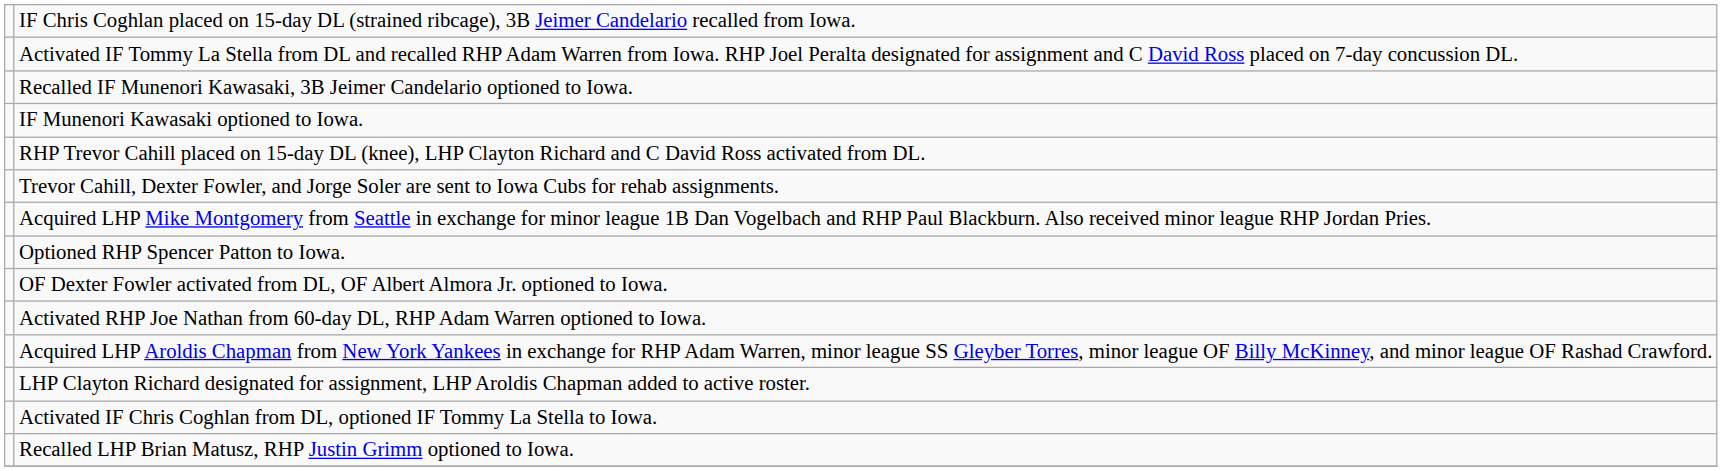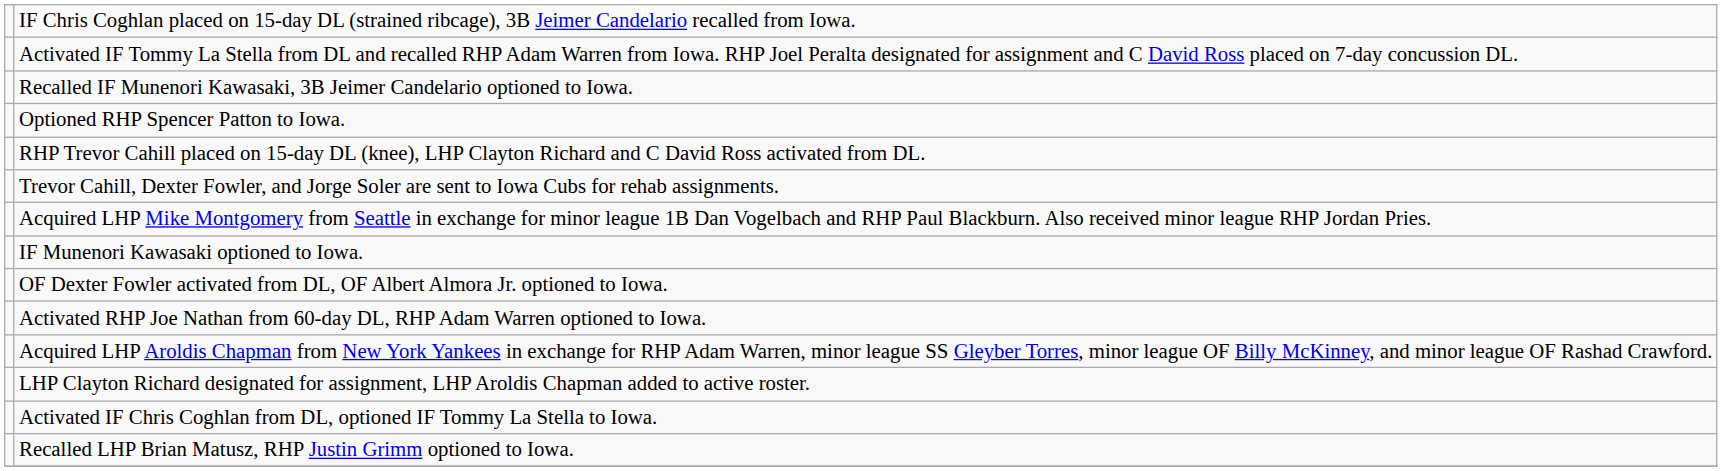rows swapped: (191, 119) <-> (182, 251)
